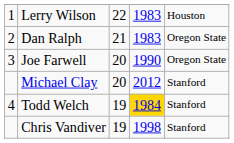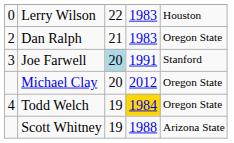(11, 15) 1 -> (11, 15) 0
(119, 60) no background -> (115, 60) lightblue background
(147, 60) 1990 -> (143, 60) 1991
(197, 60) Oregon State -> (182, 60) Stanford
(186, 82) Stanford -> (193, 82) Oregon State
(186, 104) Stanford -> (193, 104) Oregon State
+ row: (62, 127)
- row: (64, 127)
